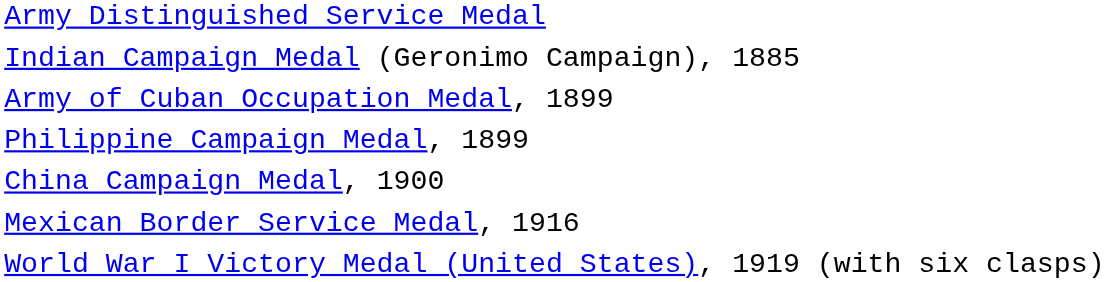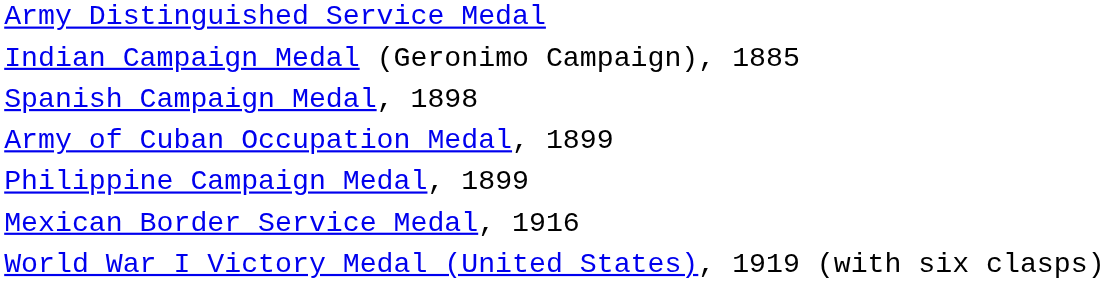+ row: (241, 99)
- row: (224, 182)
